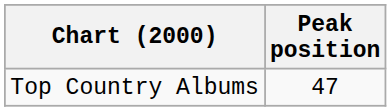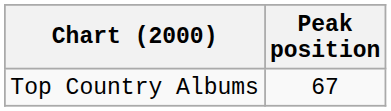(325, 88) 47 -> (325, 88) 67
